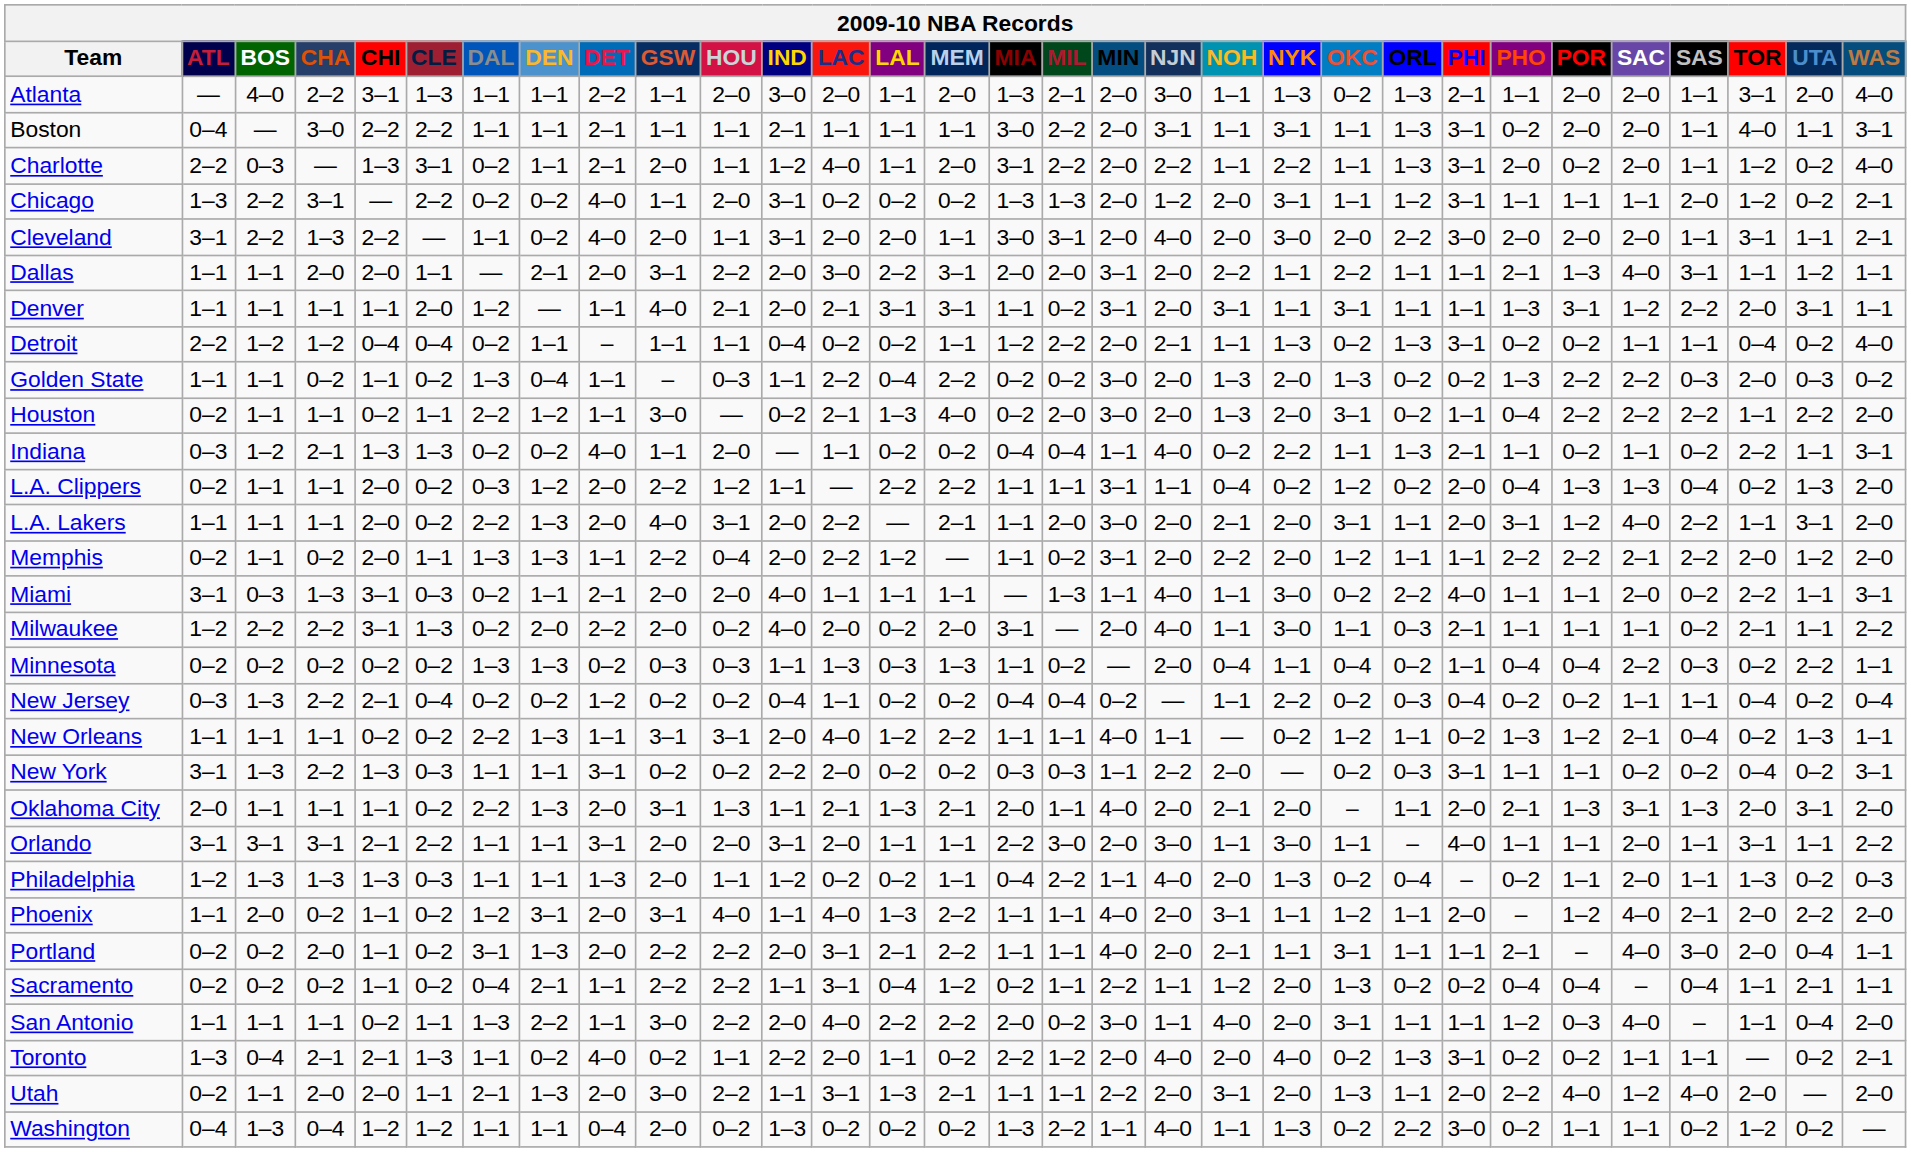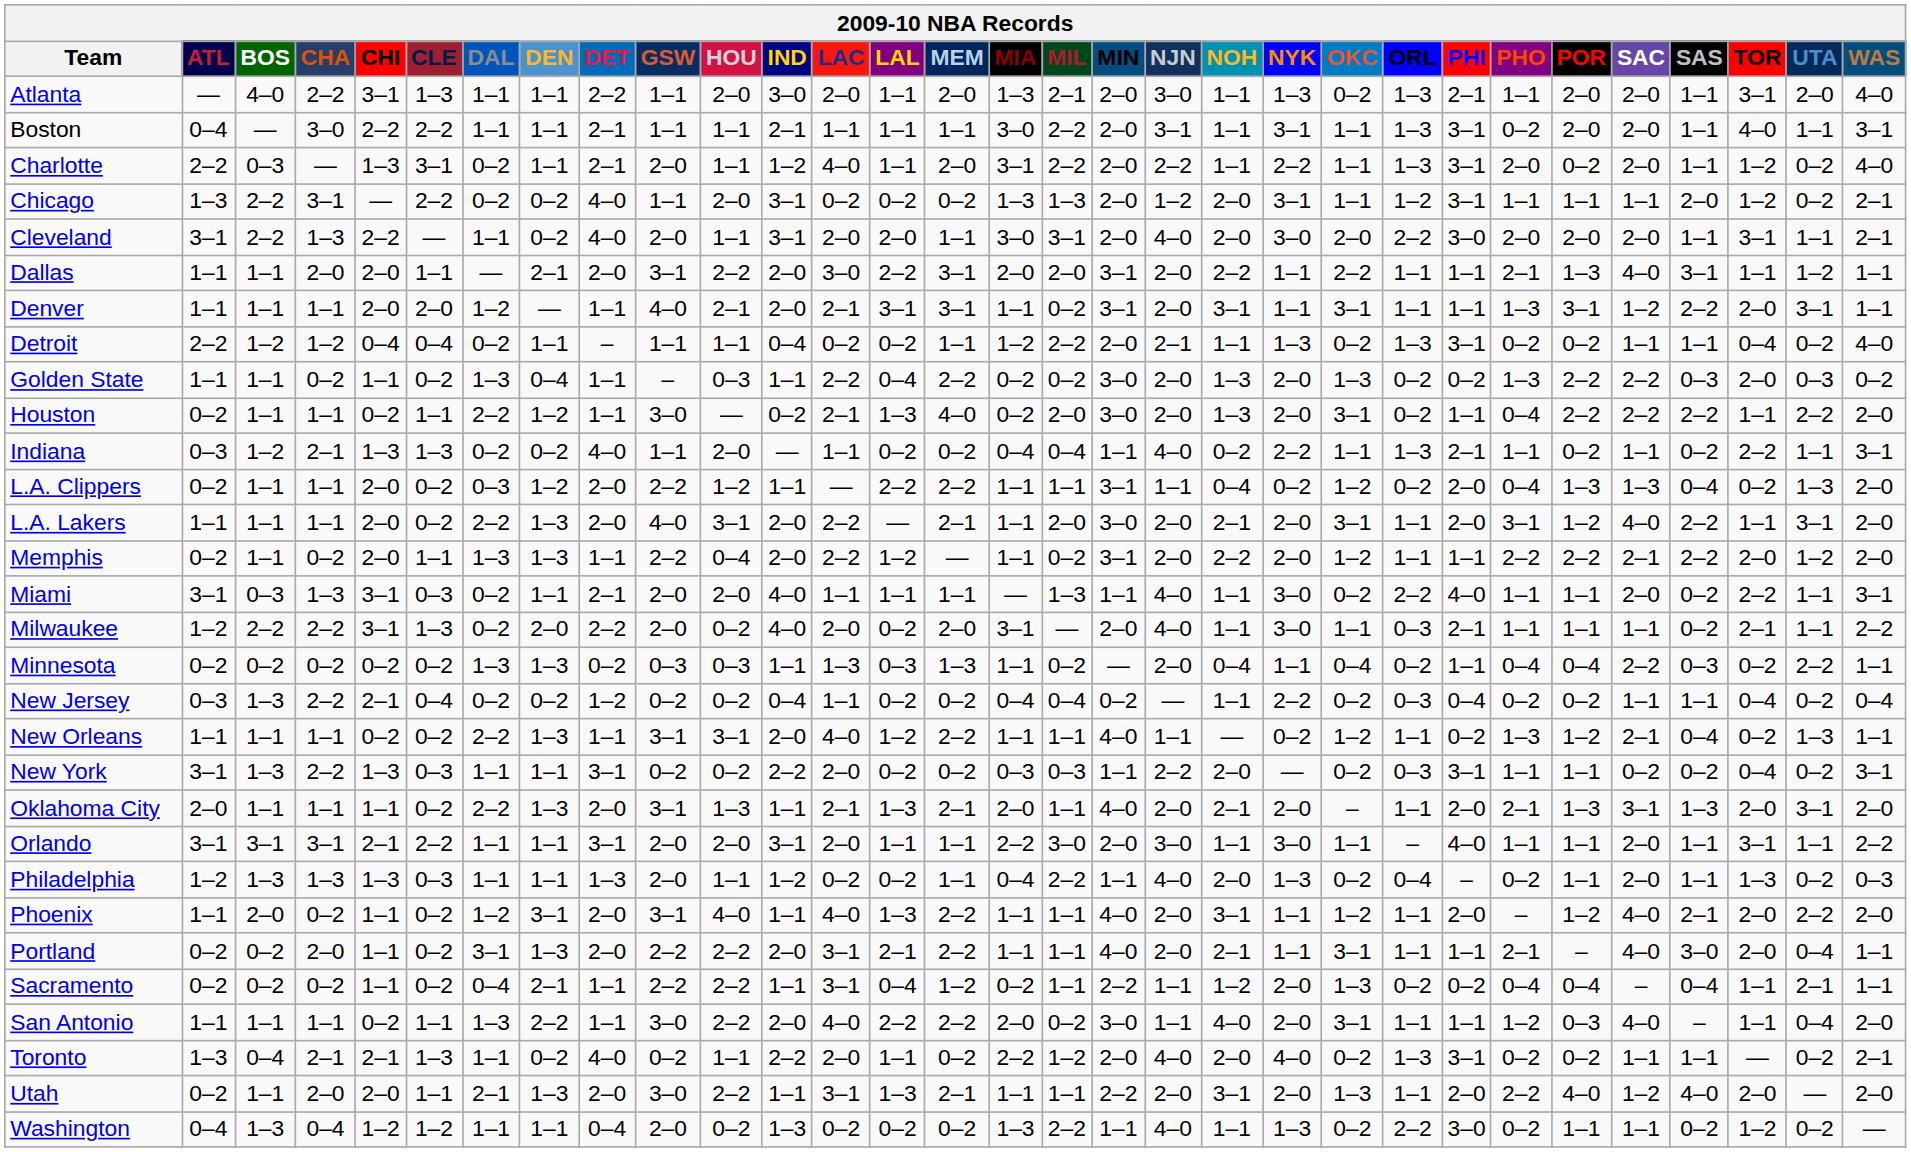(381, 308) 1–1 -> (381, 308) 2–0
